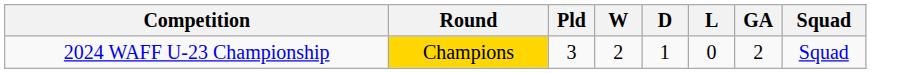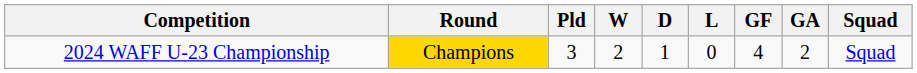+ column: (758, 20)
